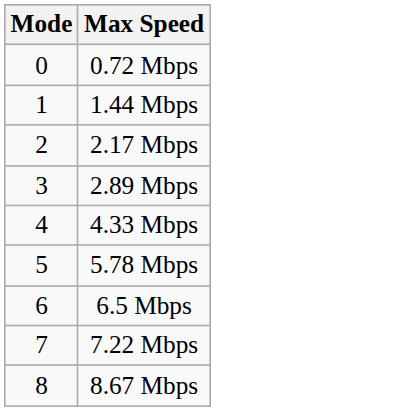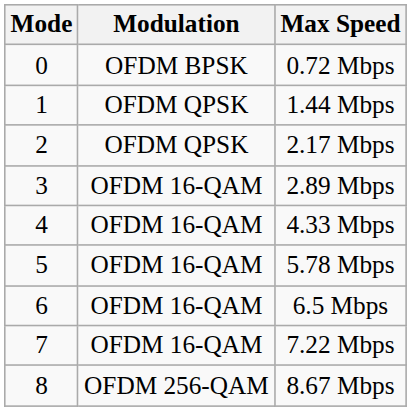+ column: (176, 24)
